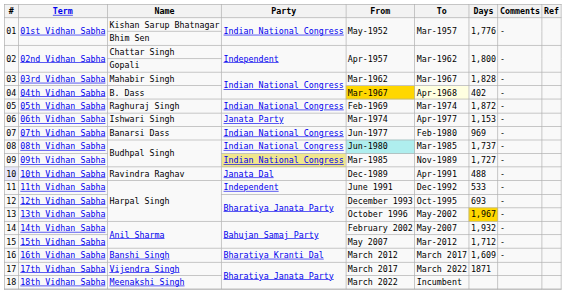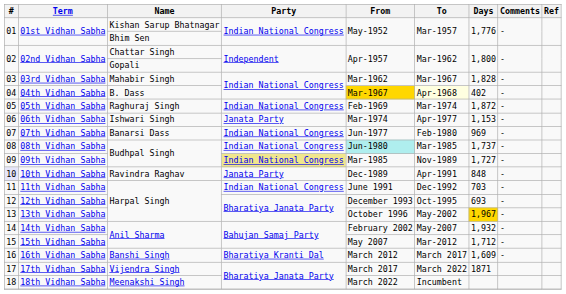(249, 174) Janata Dal -> (254, 174) Janata Party
(478, 174) 488 -> (478, 174) 848
(251, 187) Independent -> (284, 187) Indian National Congress
(478, 187) 533 -> (478, 187) 703
